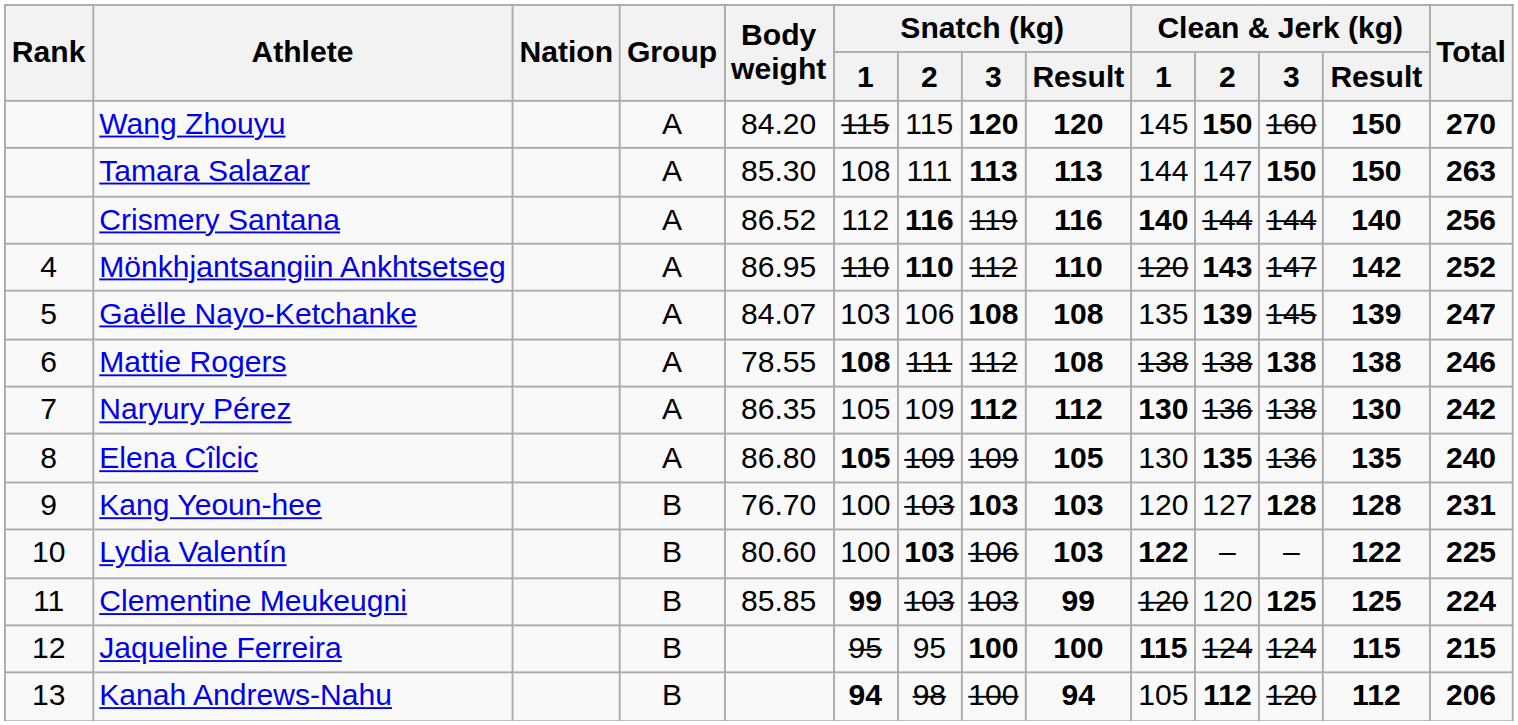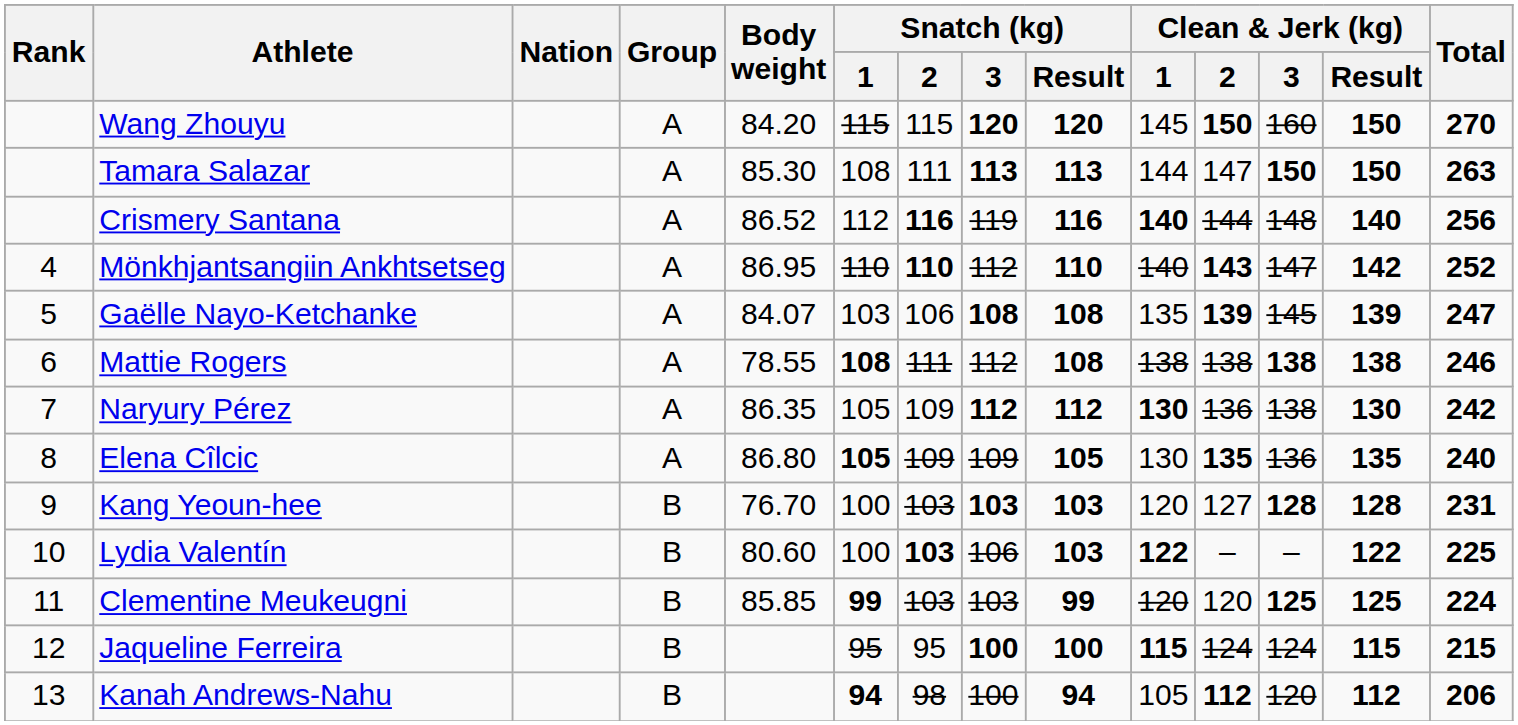(1291, 219) 144 -> (1291, 219) 148
(1163, 266) 120 -> (1163, 266) 140
